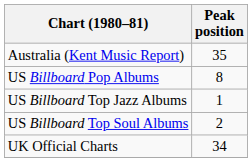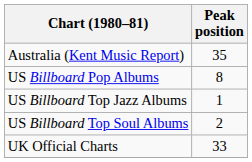(219, 146) 34 -> (219, 146) 33
